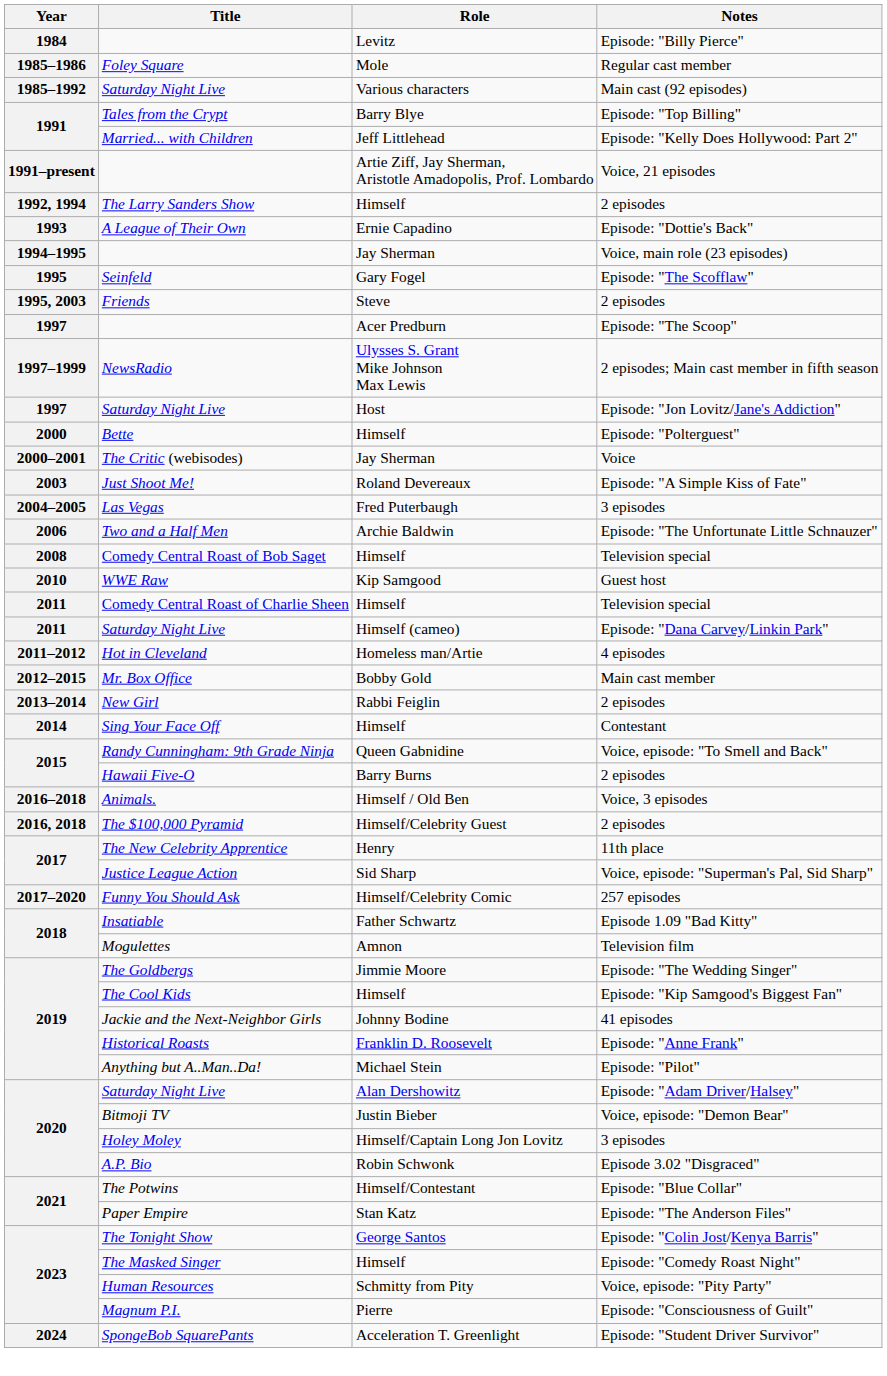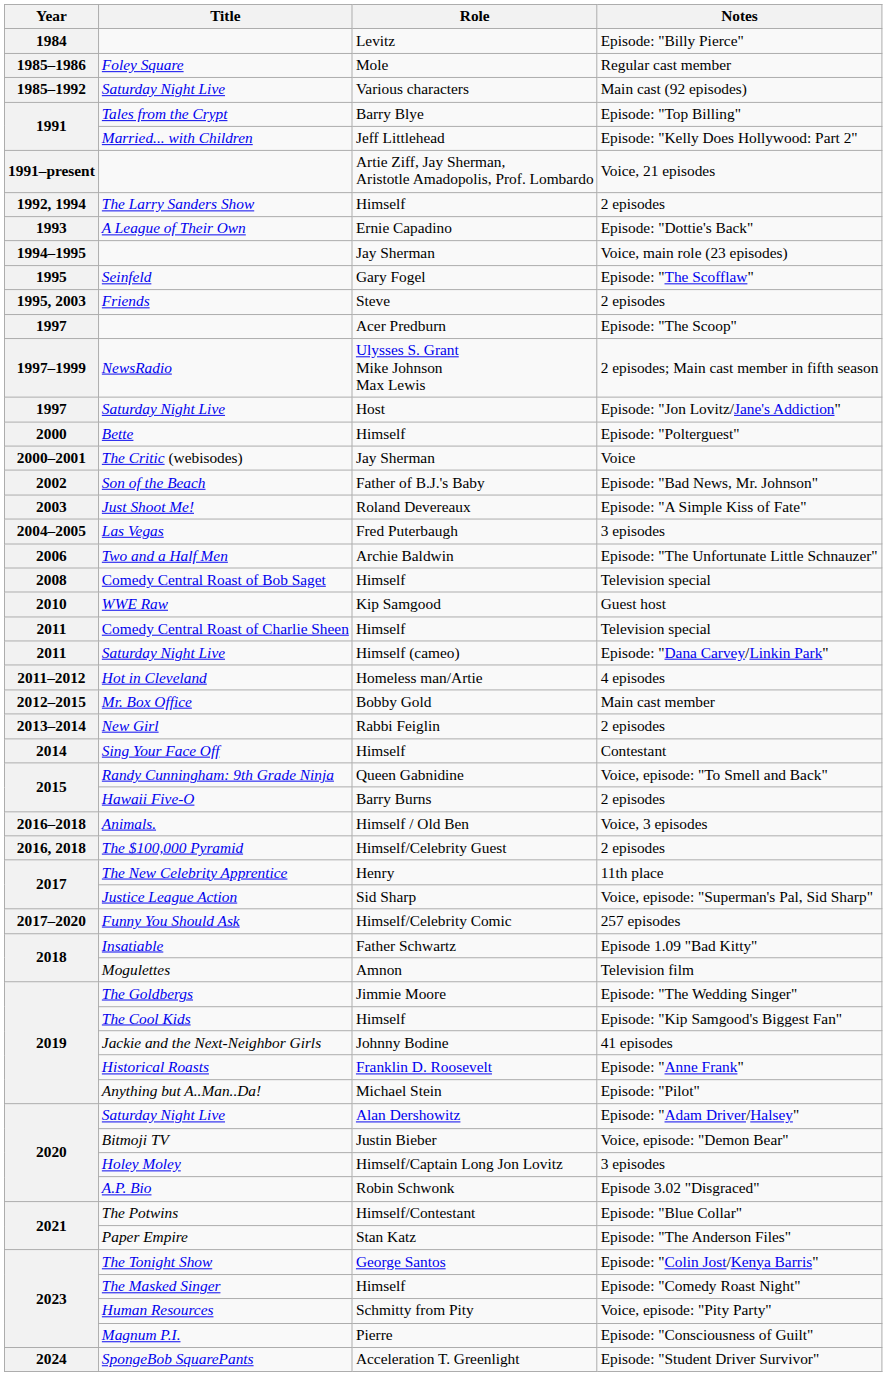+ row: (154, 482)
